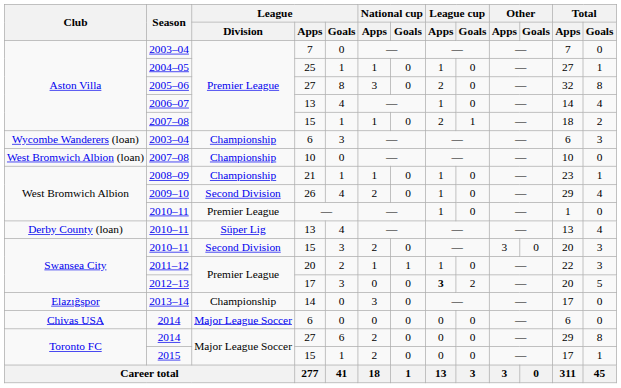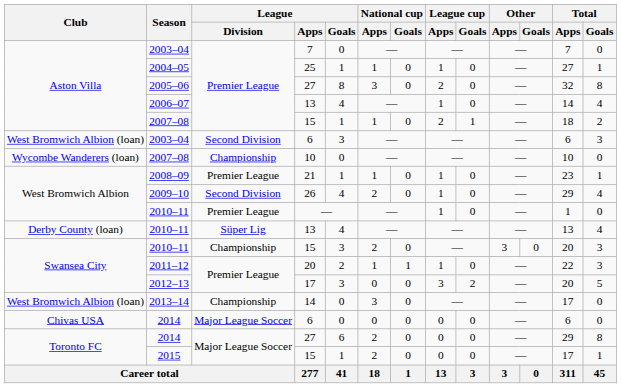(75, 139) Wycombe Wanderers (loan) -> (75, 139) West Bromwich Albion (loan)
(243, 139) Championship -> (243, 139) Second Division
(75, 157) West Bromwich Albion (loan) -> (75, 157) Wycombe Wanderers (loan)
(243, 175) Championship -> (243, 175) Premier League
(243, 247) Second Division -> (243, 247) Championship
(441, 283) bold -> (441, 283) normal
(75, 301) Elazığspor -> (75, 301) West Bromwich Albion (loan)
